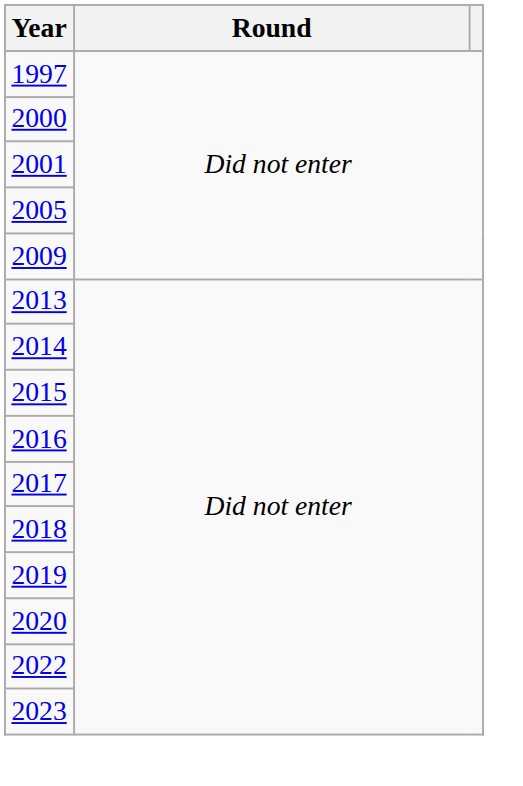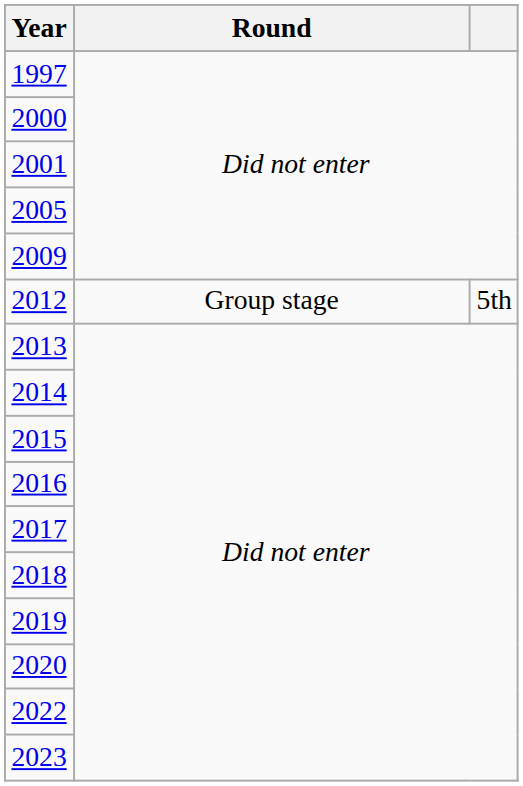+ row: (39, 301)
